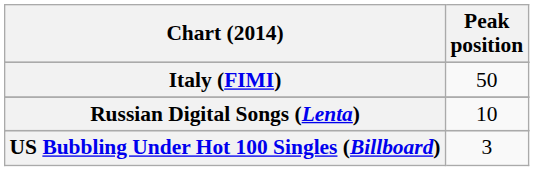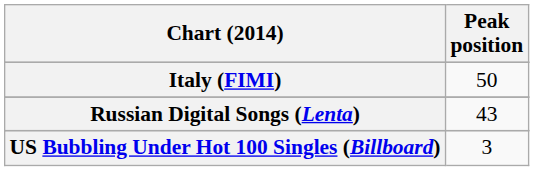(487, 113) 10 -> (487, 113) 43
